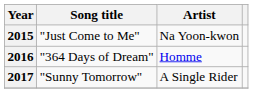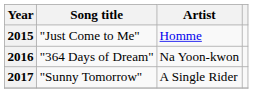(199, 35) Na Yoon-kwon -> (181, 35) Homme
(181, 56) Homme -> (199, 56) Na Yoon-kwon
